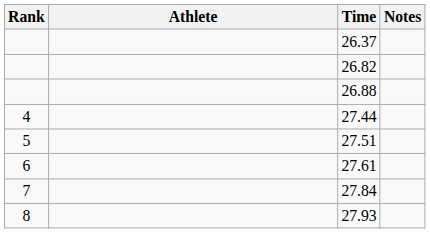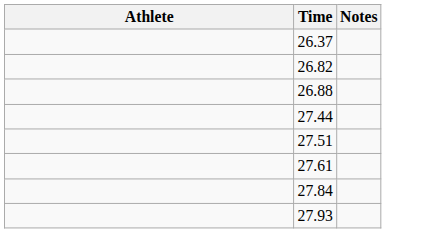- column: (26, 16)
